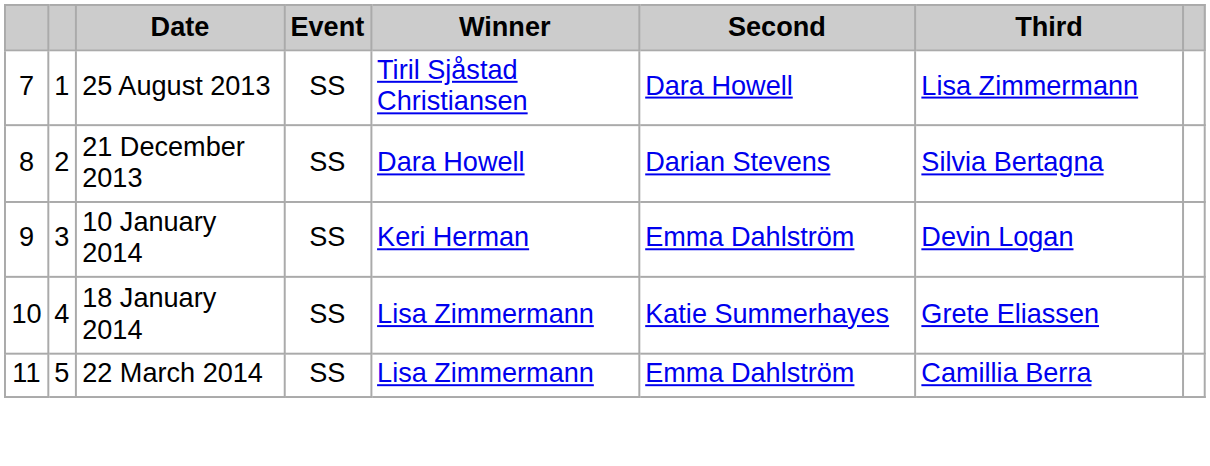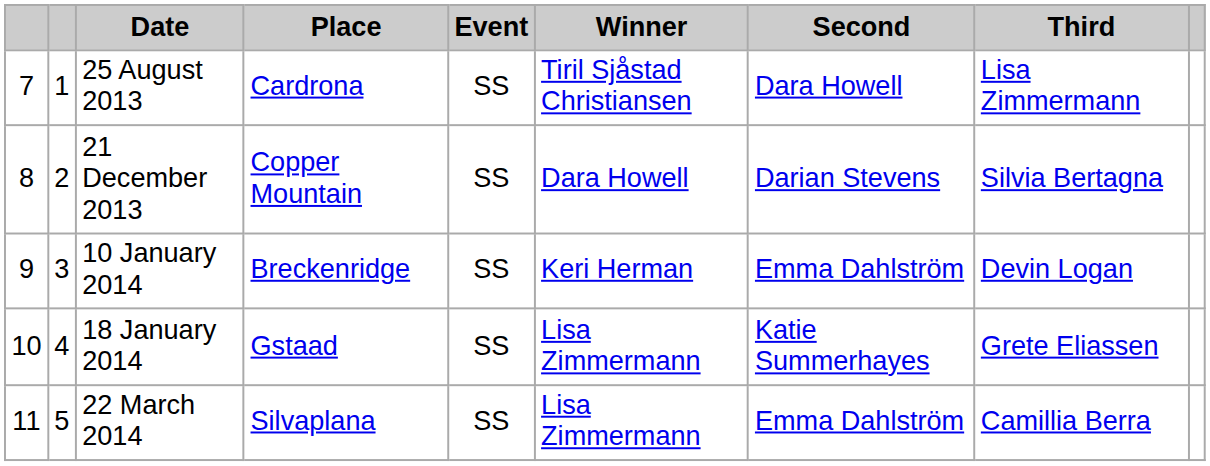+ column: (346, 26)
